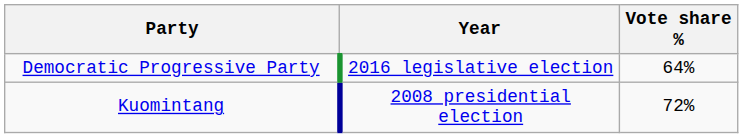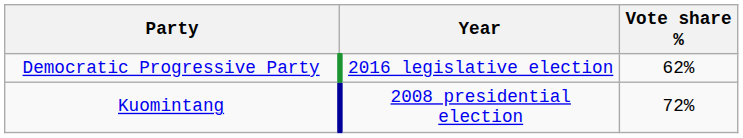(679, 68) 64% -> (679, 68) 62%
